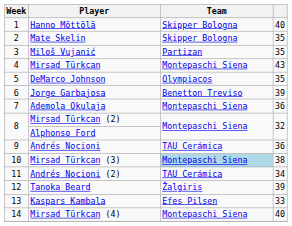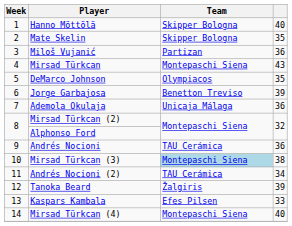(280, 52) 35 -> (280, 52) 36
(205, 106) Montepaschi Siena -> (197, 106) Unicaja Málaga
